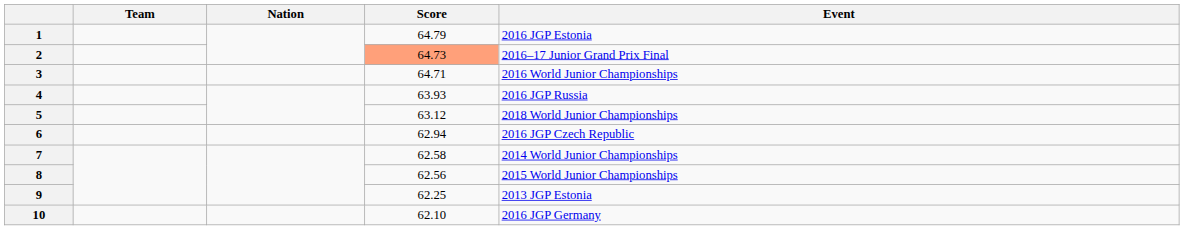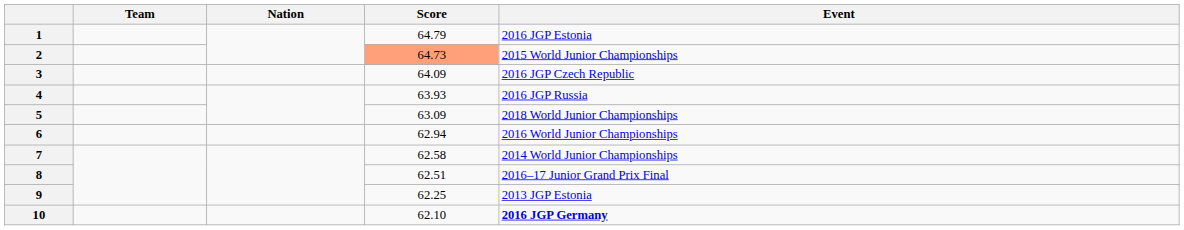(585, 54) 2016–17 Junior Grand Prix Final -> (590, 54) 2015 World Junior Championships
(432, 74) 64.71 -> (432, 74) 64.09
(590, 74) 2016 World Junior Championships -> (568, 74) 2016 JGP Czech Republic
(432, 114) 63.12 -> (432, 114) 63.09
(568, 134) 2016 JGP Czech Republic -> (590, 134) 2016 World Junior Championships
(432, 174) 62.56 -> (432, 174) 62.51
(590, 174) 2015 World Junior Championships -> (585, 174) 2016–17 Junior Grand Prix Final
(551, 214) normal -> (555, 214) bold
